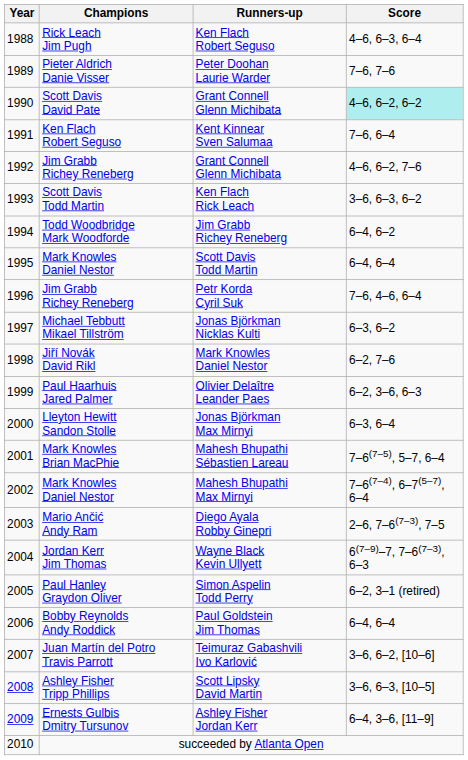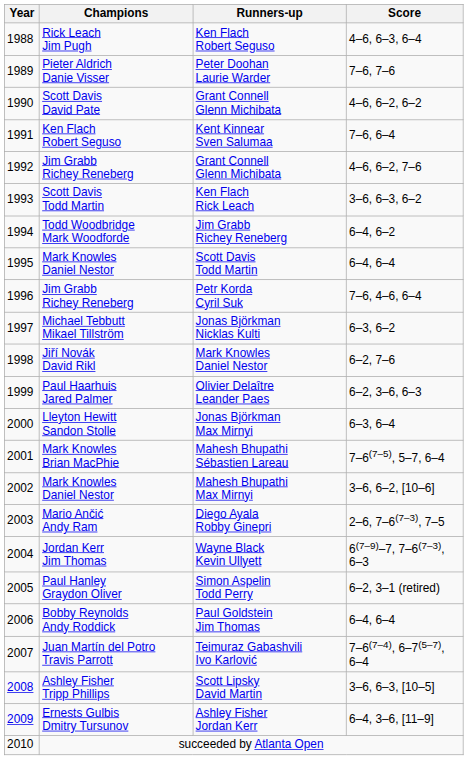(385, 103) paleturquoise background -> (385, 103) no background
(397, 490) 7–6(7–4), 6–7(5–7), 6–4 -> (392, 488) 3–6, 6–2, [10–6]
(392, 655) 3–6, 6–2, [10–6] -> (397, 653) 7–6(7–4), 6–7(5–7), 6–4
